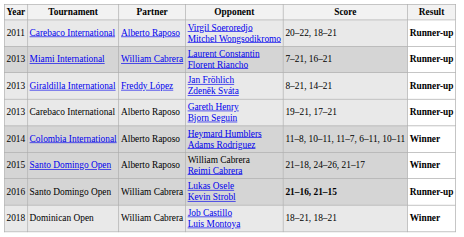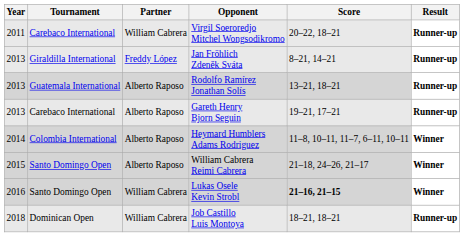(151, 33) Alberto Raposo -> (156, 33) William Cabrera
- row: (224, 60)
+ row: (224, 86)
(432, 192) Runner-up -> (429, 192) Winner
(425, 218) Winner -> (435, 218) Runner-up
